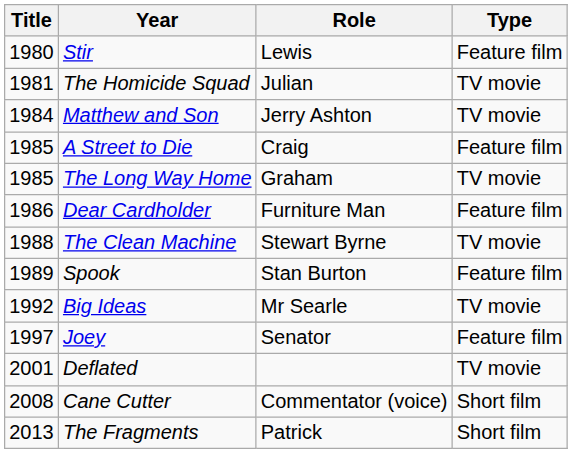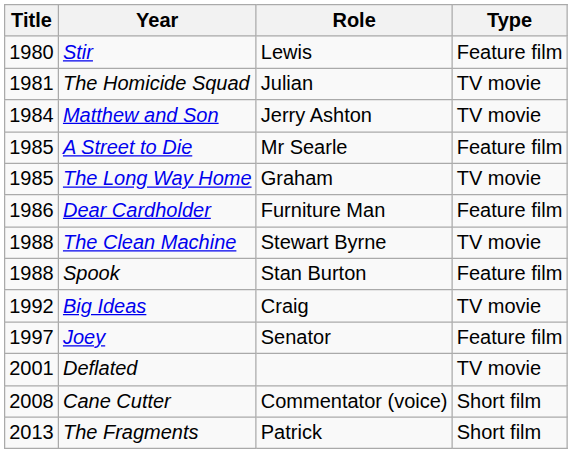(285, 147) Craig -> (304, 147) Mr Searle
(31, 274) 1989 -> (31, 274) 1988
(304, 305) Mr Searle -> (285, 305) Craig
